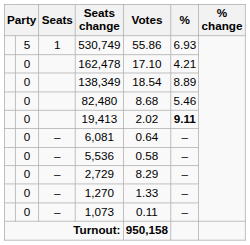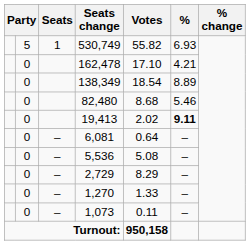(147, 45) 55.86 -> (147, 45) 55.82
(147, 156) 0.58 -> (147, 156) 5.08
